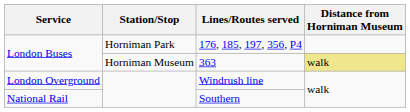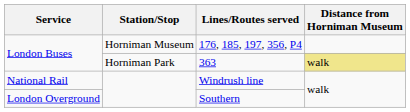(140, 44) Horniman Park -> (149, 44) Horniman Museum
(149, 62) Horniman Museum -> (140, 62) Horniman Park
(53, 80) London Overground -> (37, 80) National Rail
(37, 98) National Rail -> (53, 98) London Overground
